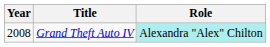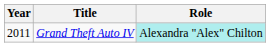(19, 32) 2008 -> (19, 32) 2011
